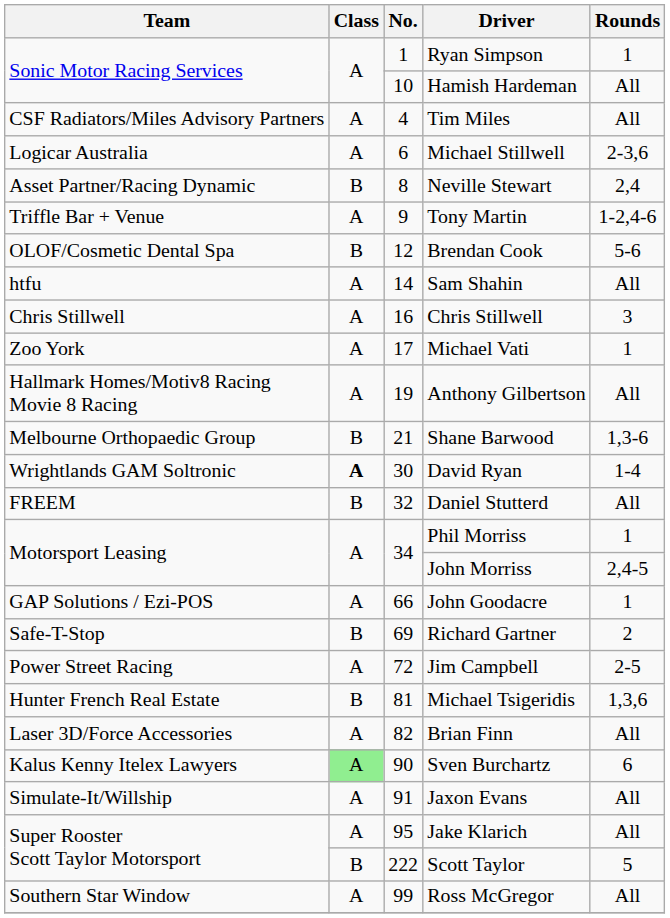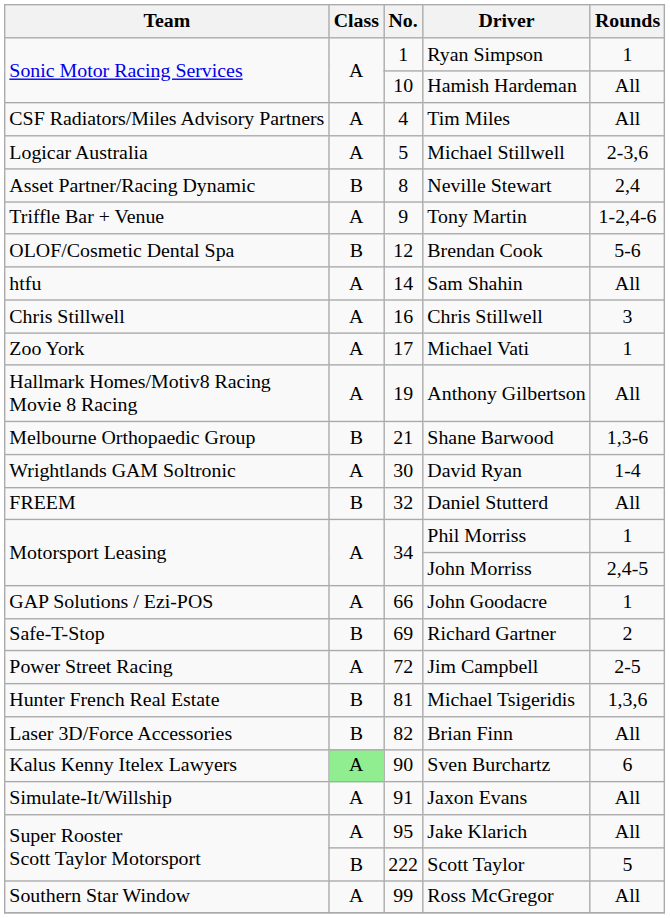(403, 152) 6 -> (403, 152) 5
(356, 470) bold -> (356, 470) normal
(356, 733) A -> (356, 733) B
